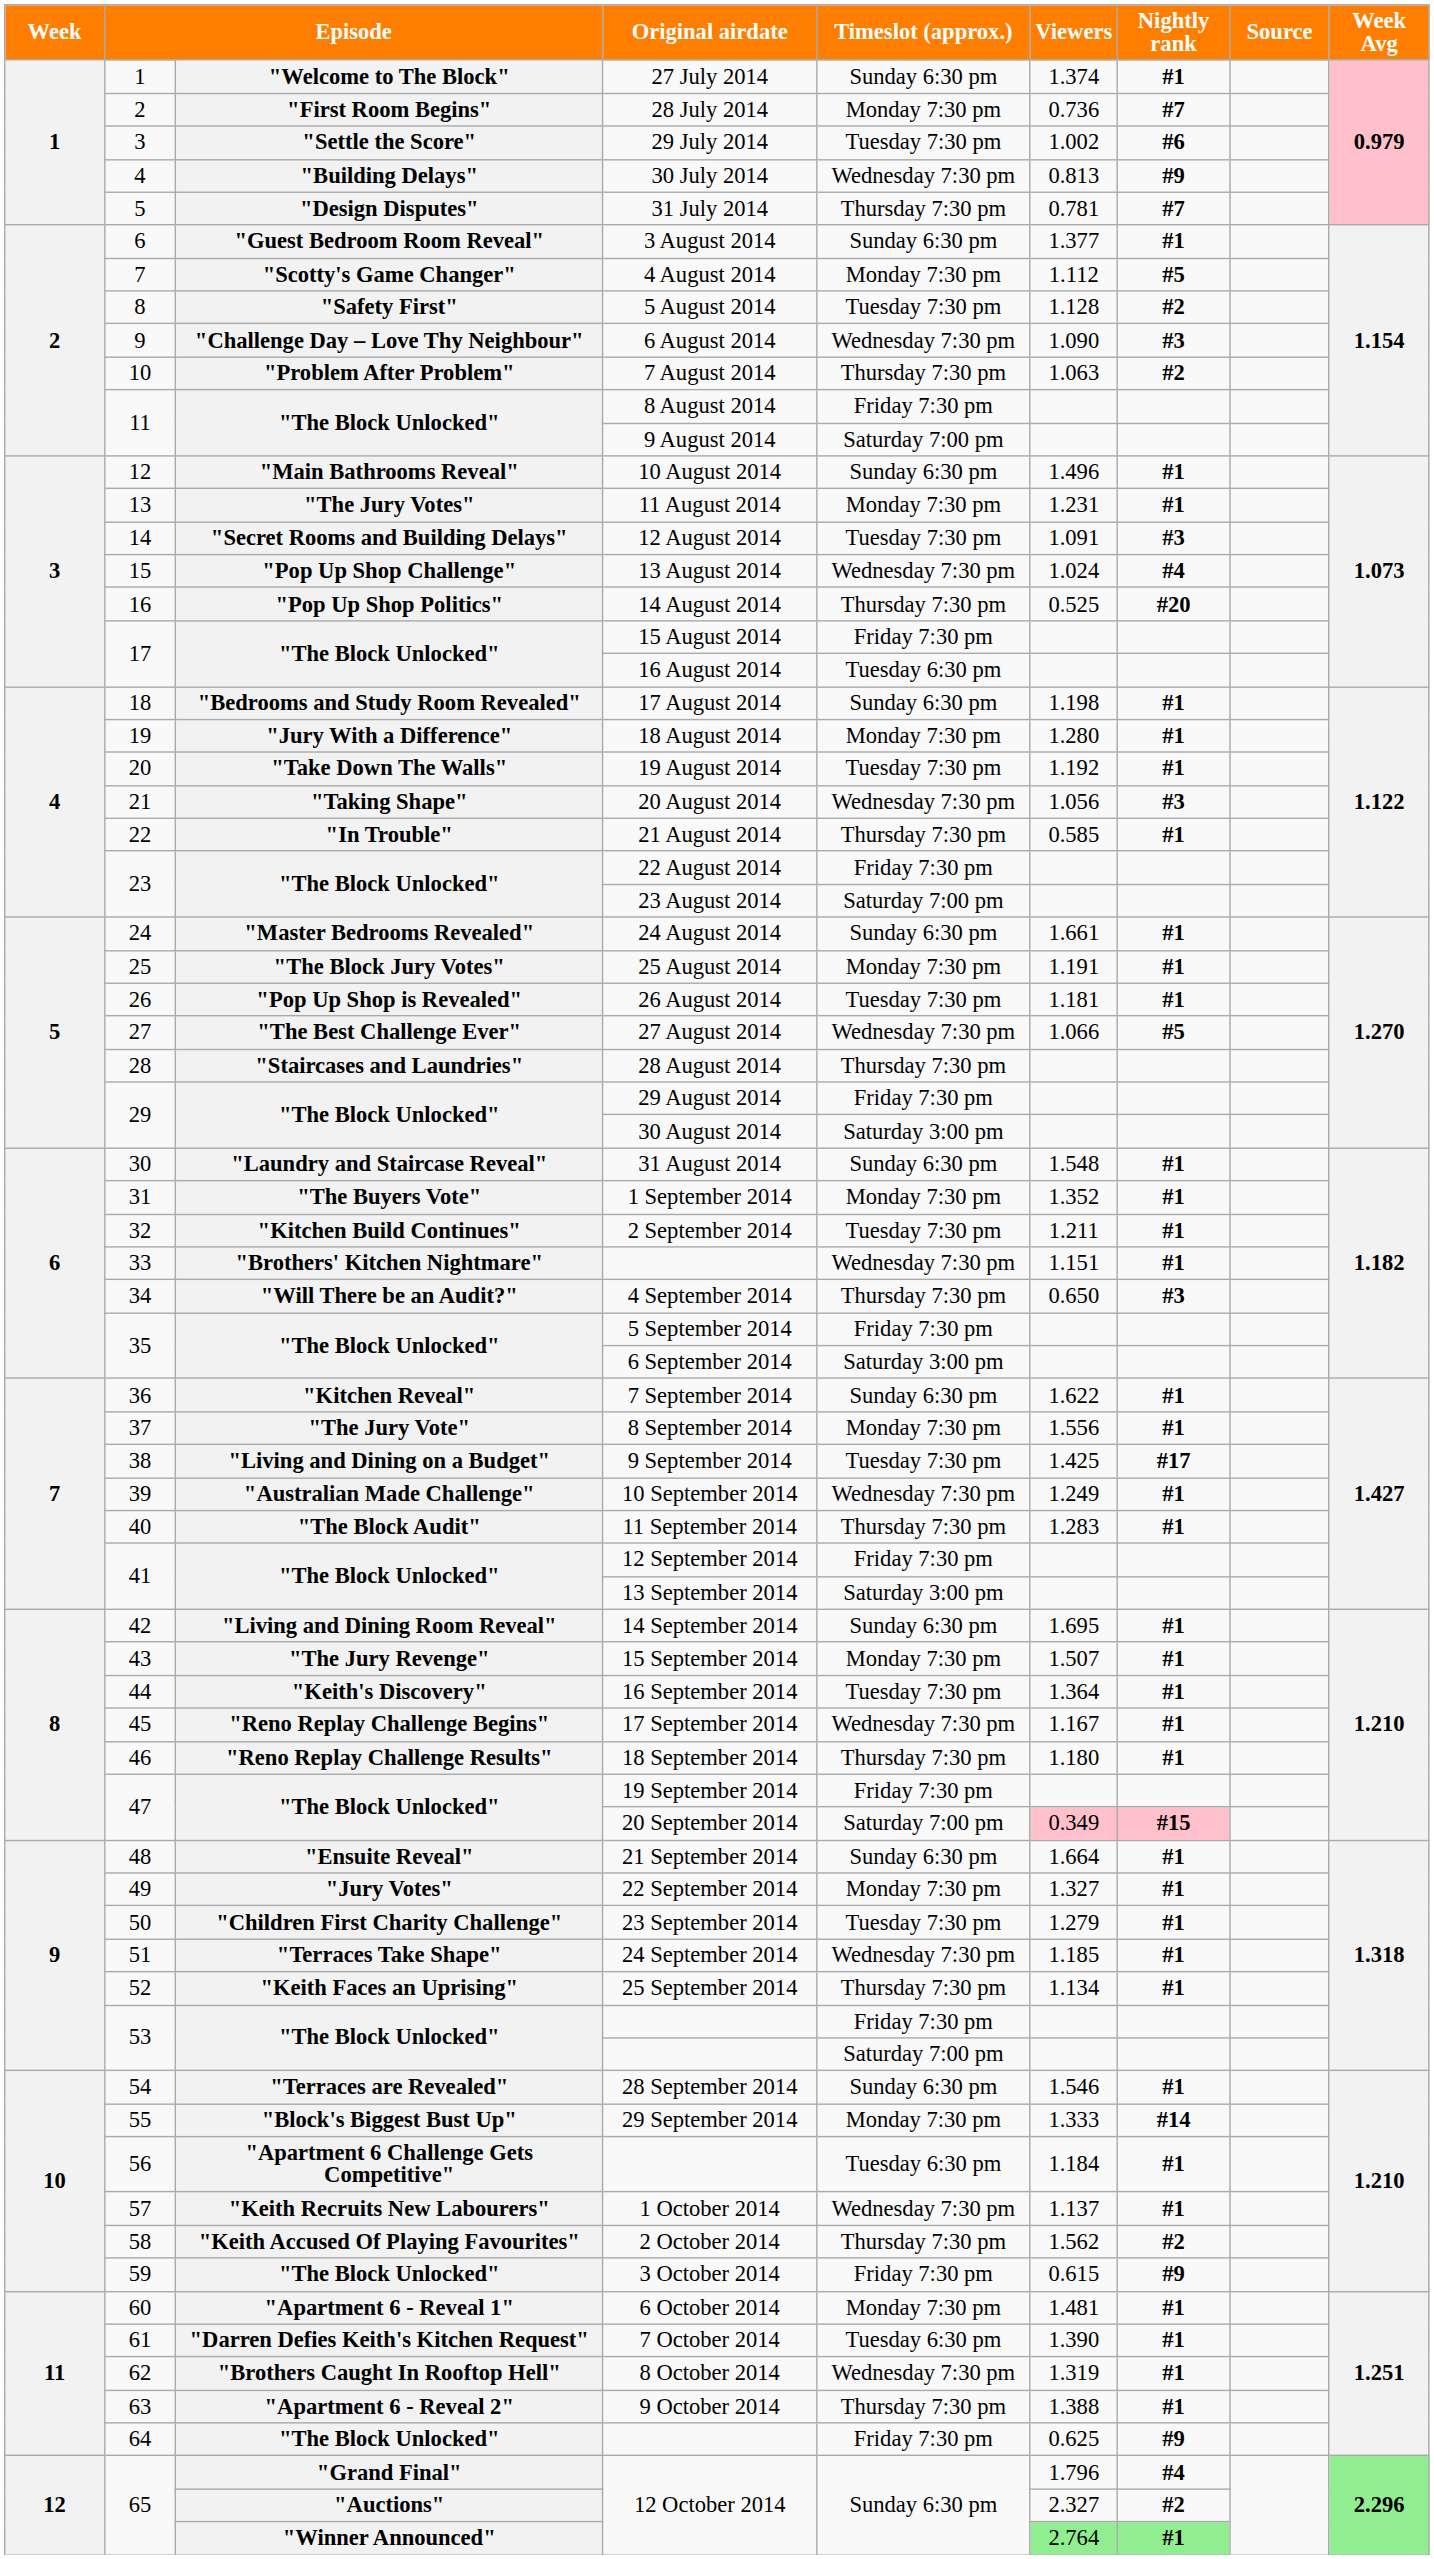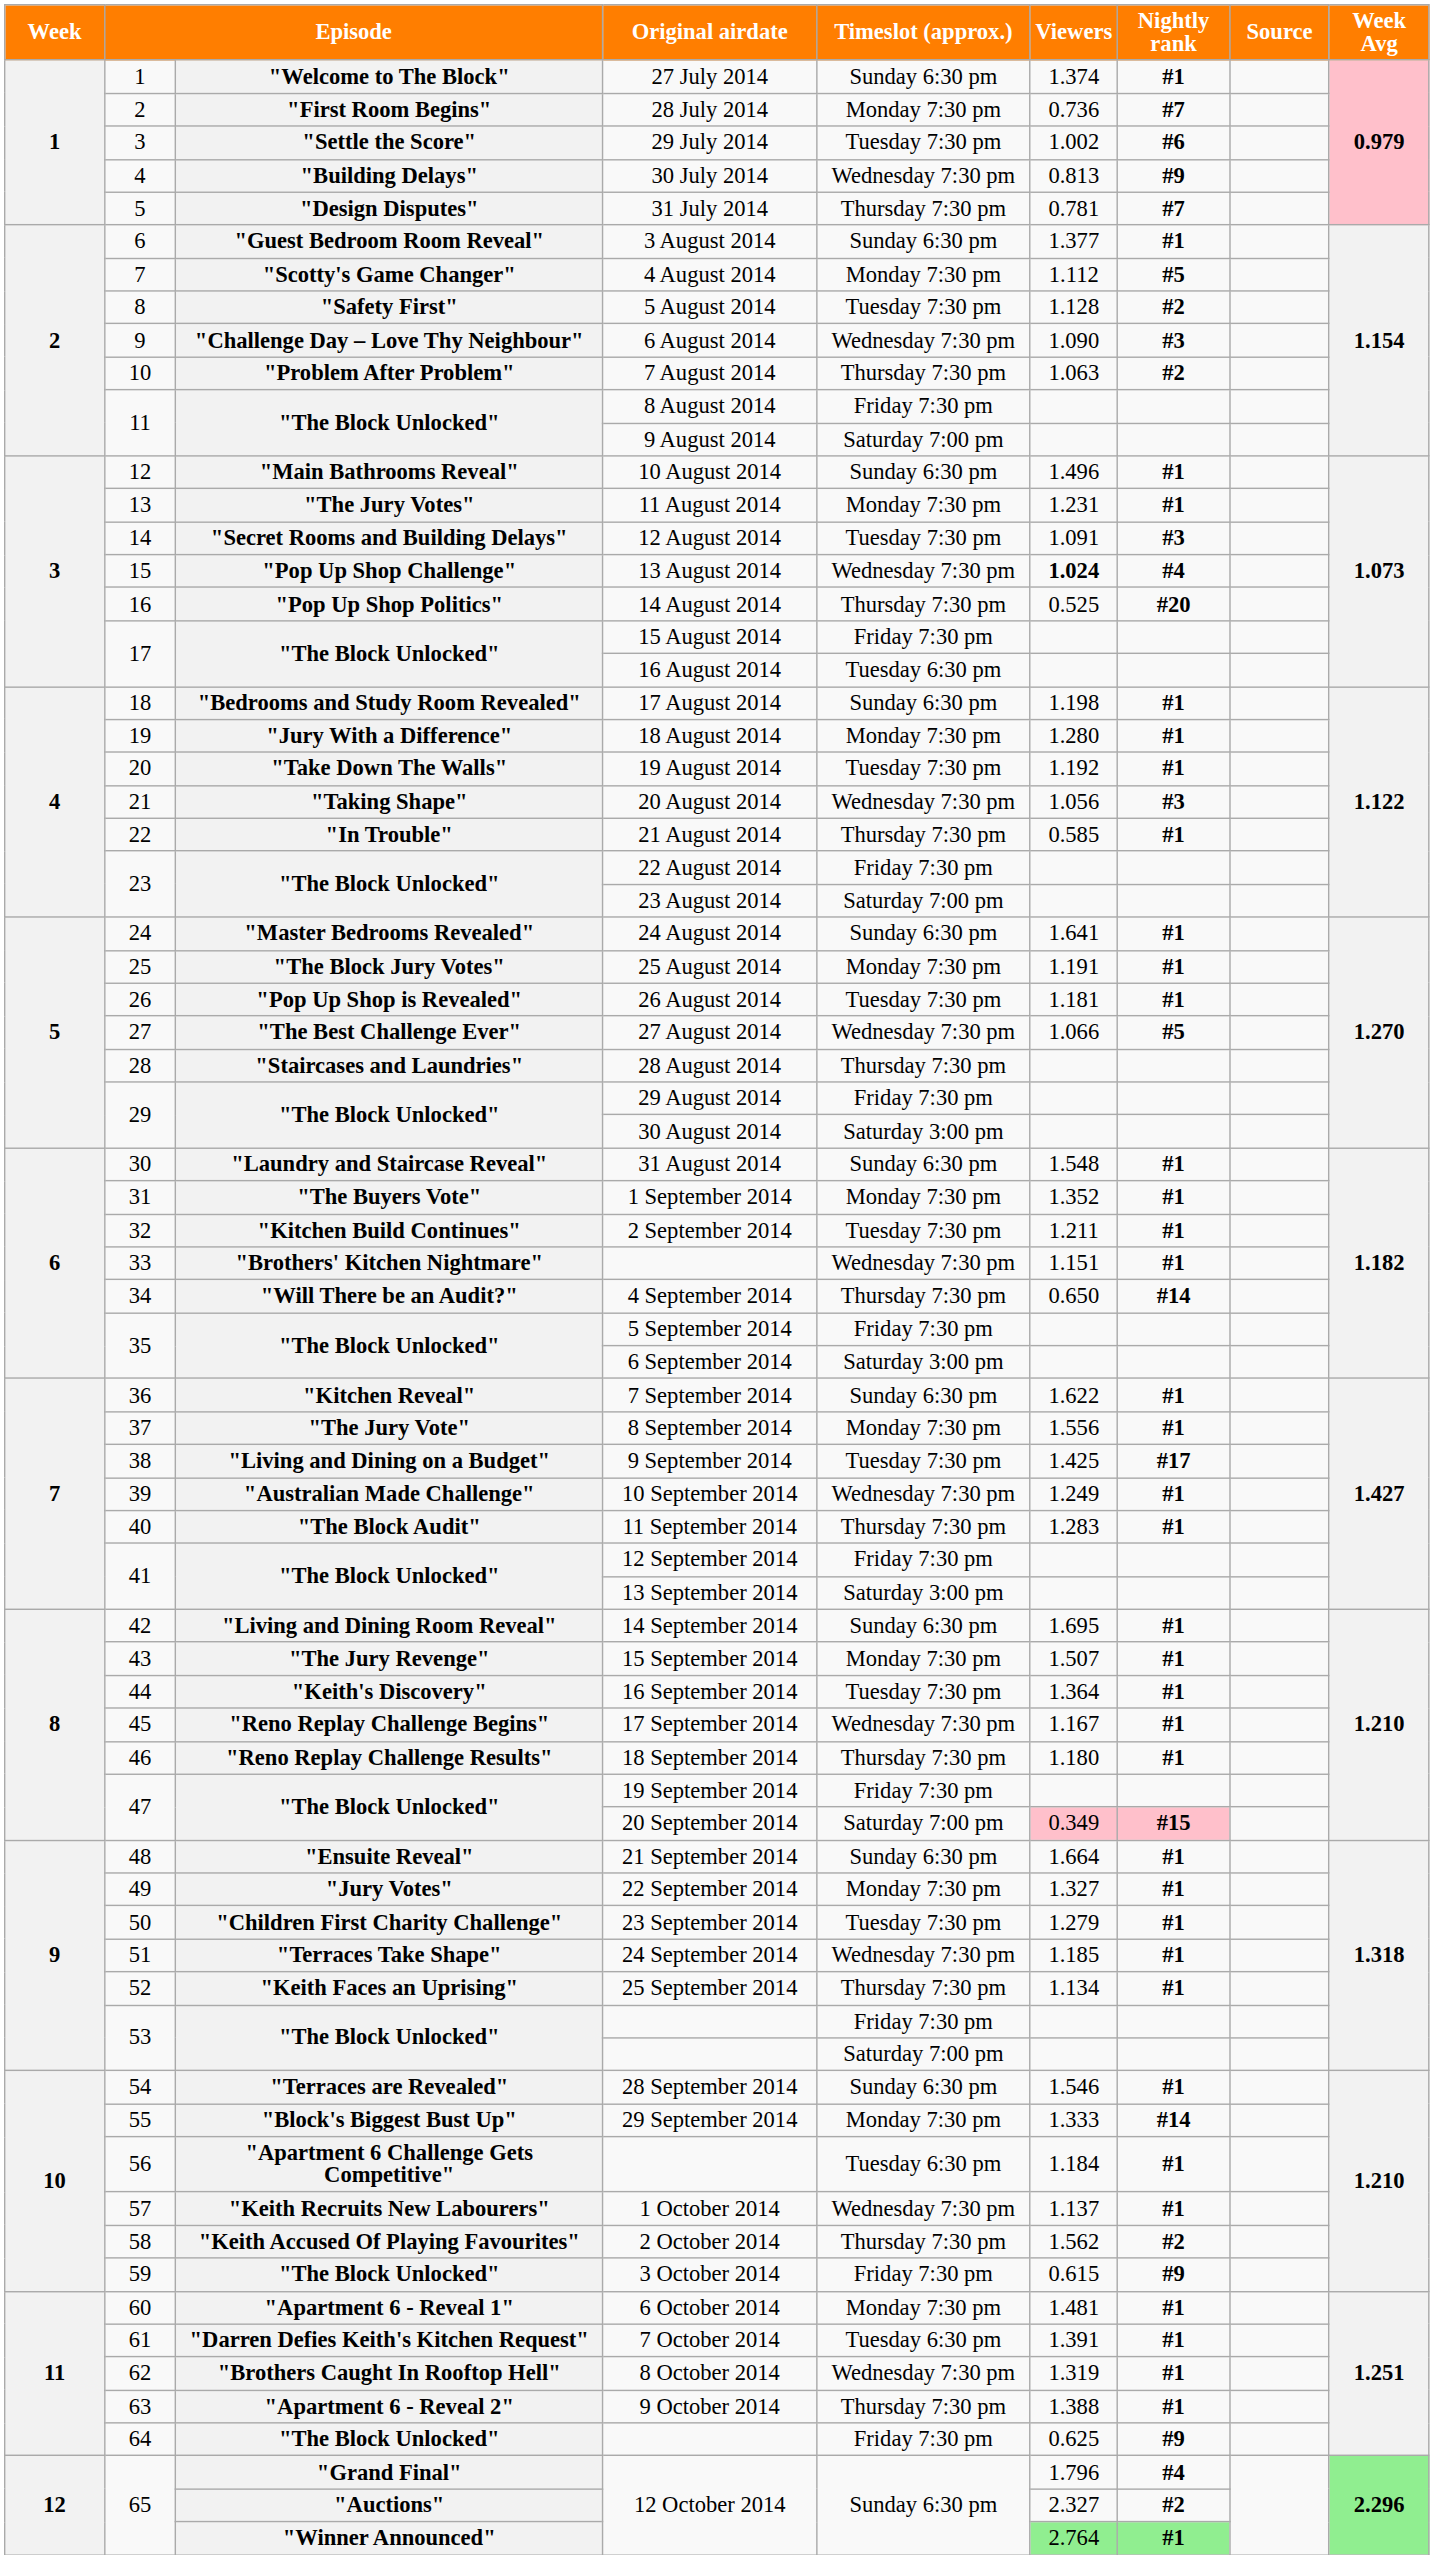(1074, 570) normal -> (1074, 570) bold
(1074, 933) 1.661 -> (1074, 933) 1.641
(1174, 1295) #3 -> (1174, 1295) #14
(1074, 2340) 1.390 -> (1074, 2340) 1.391
